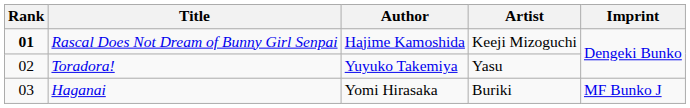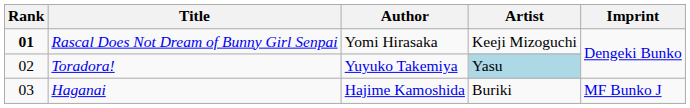(405, 41) Hajime Kamoshida -> (391, 41) Yomi Hirasaka
(487, 66) no background -> (487, 66) lightblue background
(391, 90) Yomi Hirasaka -> (405, 90) Hajime Kamoshida
